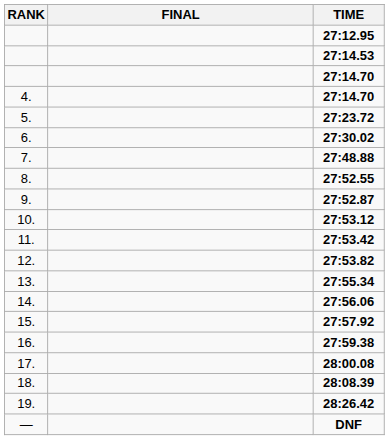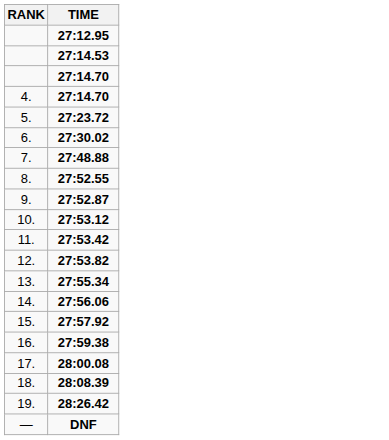- column: (181, 15)
